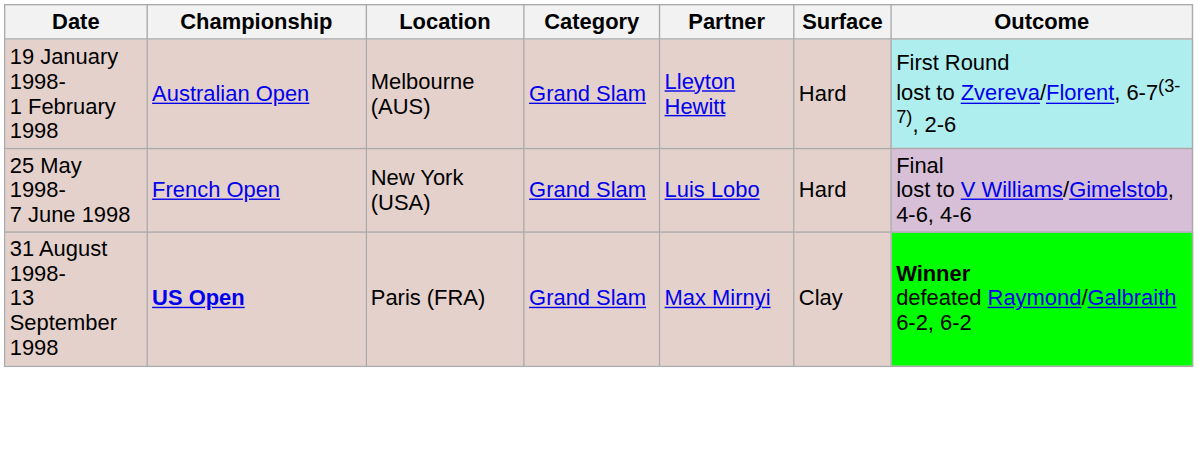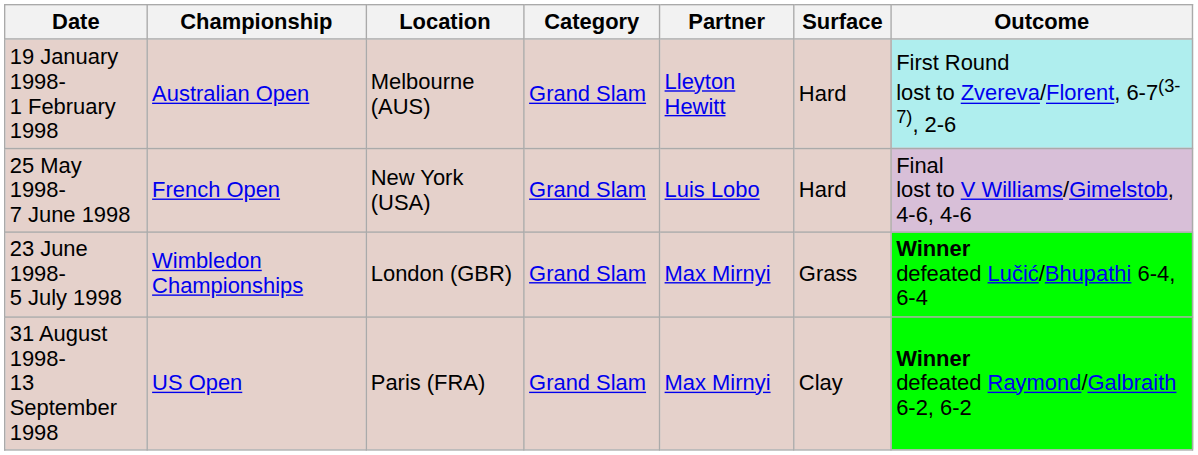+ row: (66, 274)
(198, 298) bold -> (197, 382) normal
